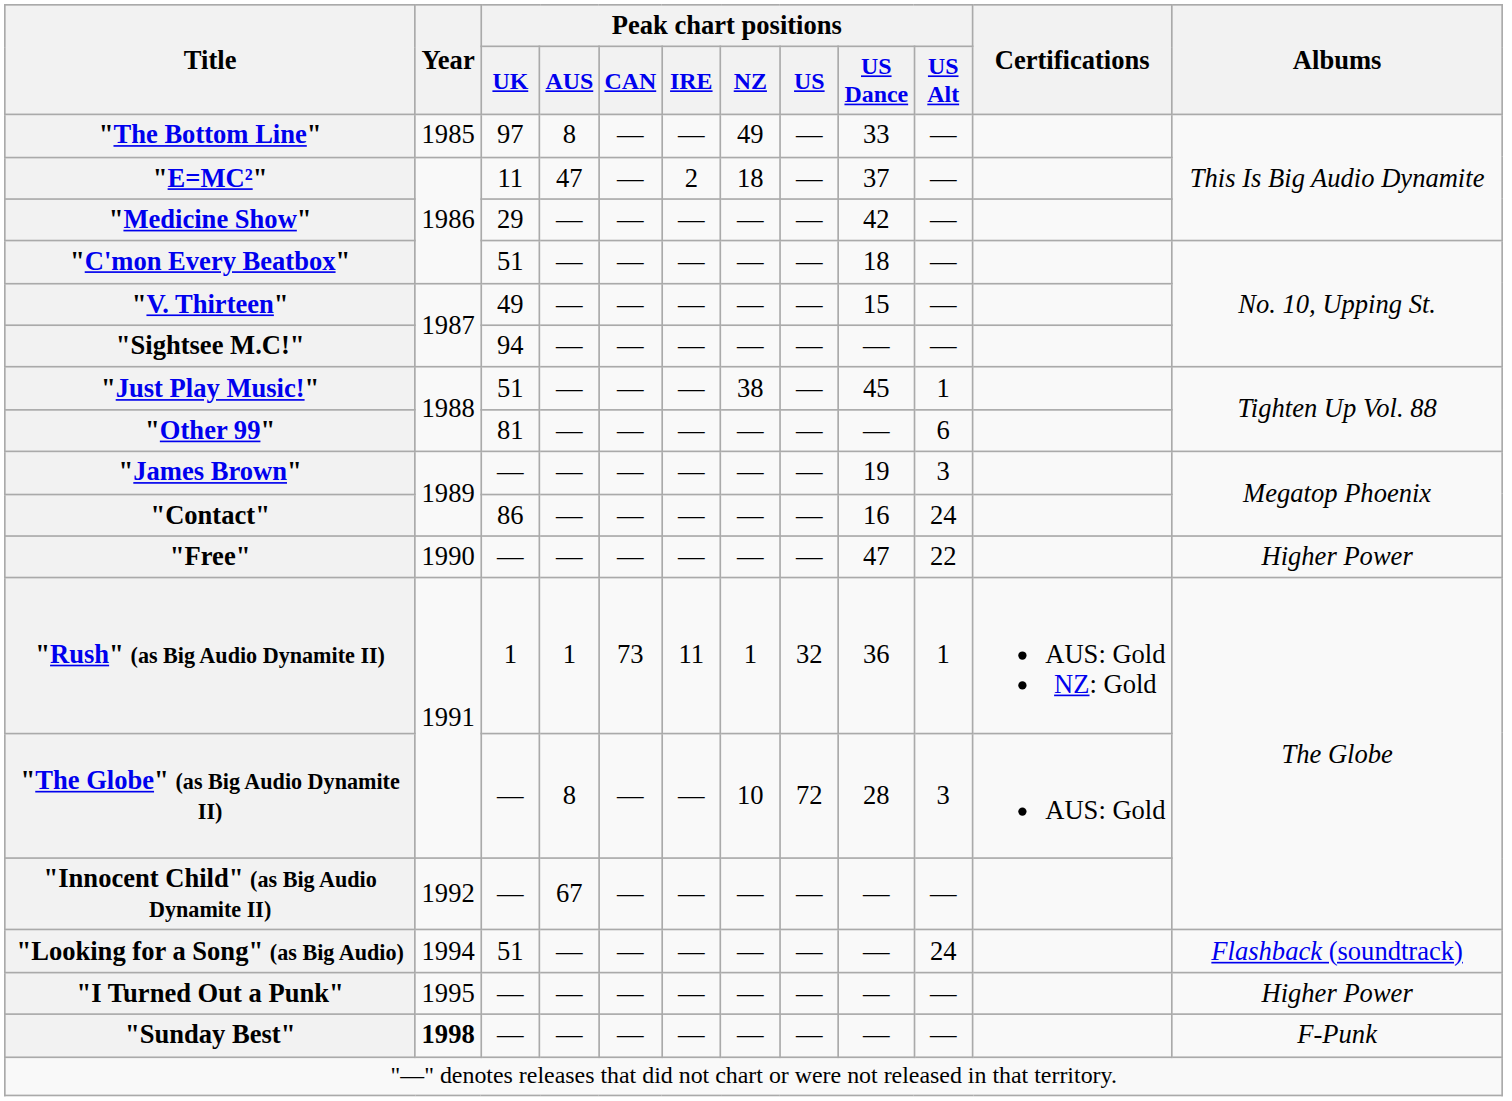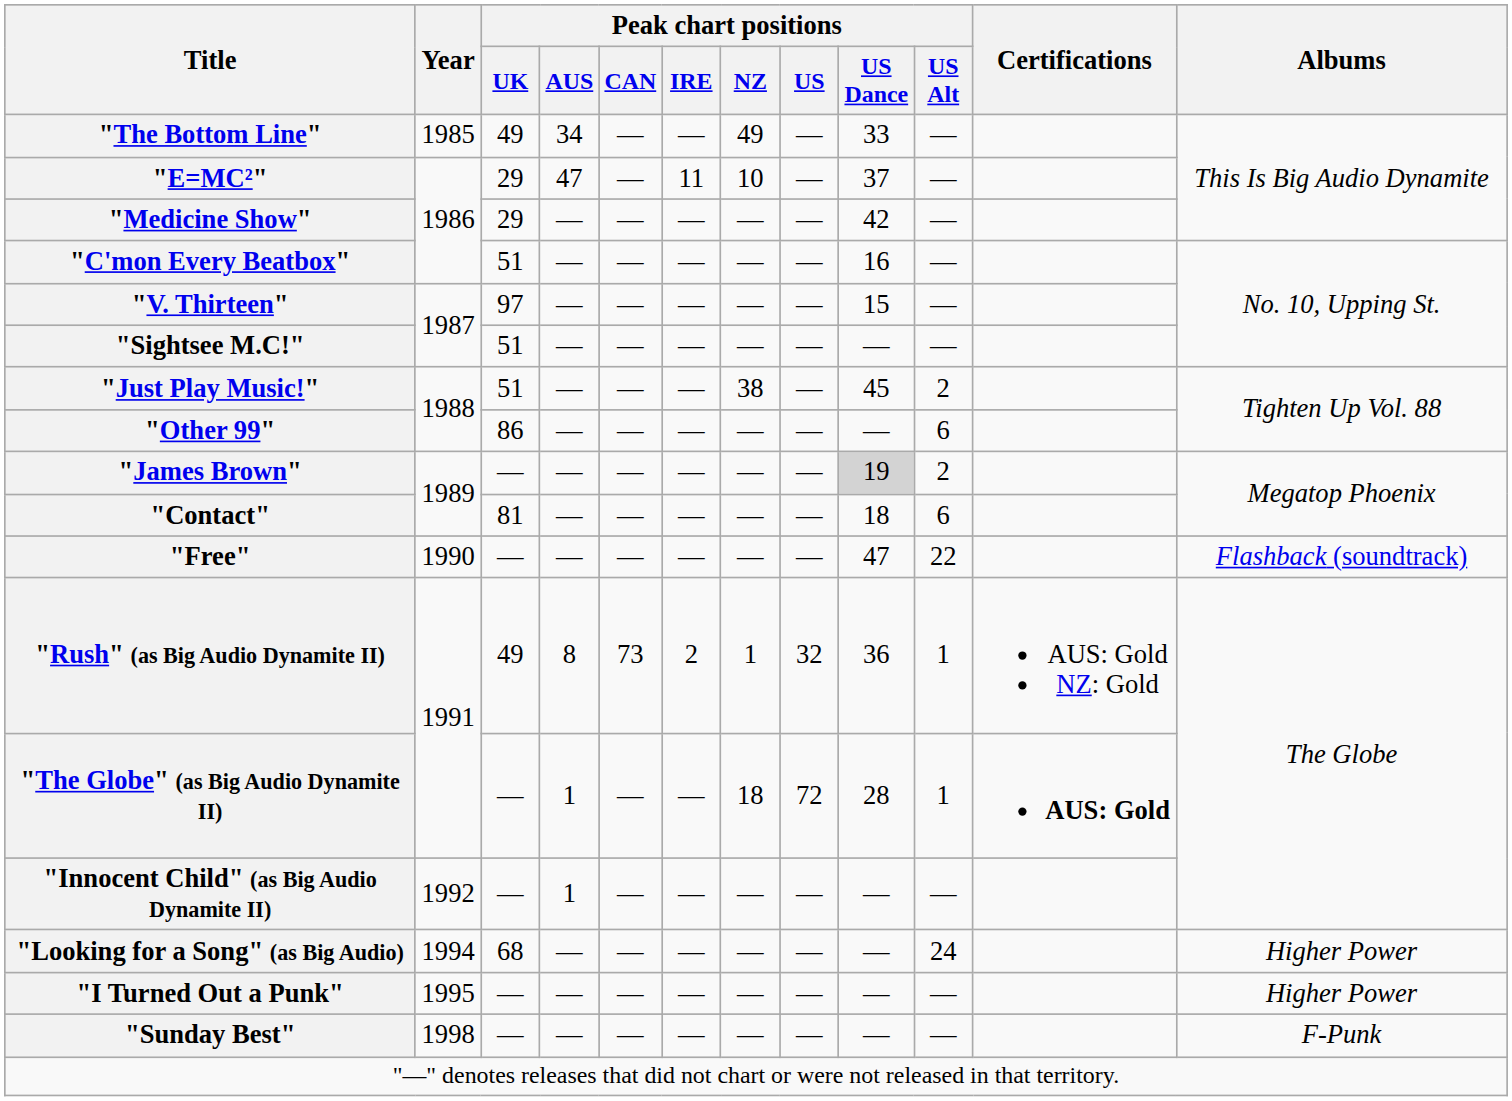(510, 135) 97 -> (510, 135) 49
(569, 135) 8 -> (569, 135) 34
(510, 177) 11 -> (510, 177) 29
(691, 177) 2 -> (691, 177) 11
(750, 177) 18 -> (750, 177) 10
(876, 261) 18 -> (876, 261) 16
(510, 303) 49 -> (510, 303) 97
(510, 345) 94 -> (510, 345) 51
(943, 388) 1 -> (943, 388) 2
(510, 430) 81 -> (510, 430) 86
(876, 472) no background -> (876, 472) lightgrey background
(943, 472) 3 -> (943, 472) 2
(510, 514) 86 -> (510, 514) 81
(876, 514) 16 -> (876, 514) 18
(943, 514) 24 -> (943, 514) 6
(1337, 556) Higher Power -> (1342, 556) Flashback (soundtrack)
(510, 655) 1 -> (510, 655) 49
(569, 655) 1 -> (569, 655) 8
(691, 655) 11 -> (691, 655) 2
(569, 795) 8 -> (569, 795) 1
(750, 795) 10 -> (750, 795) 18
(943, 795) 3 -> (943, 795) 1
(1072, 810) normal -> (1074, 810) bold
(569, 893) 67 -> (569, 893) 1
(510, 950) 51 -> (510, 950) 68
(1337, 950) Flashback (soundtrack) -> (1342, 950) Higher Power
(448, 1035) bold -> (448, 1035) normal
